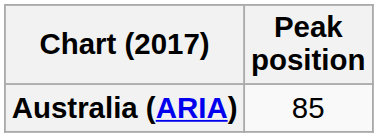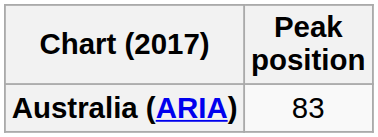(308, 107) 85 -> (308, 107) 83
